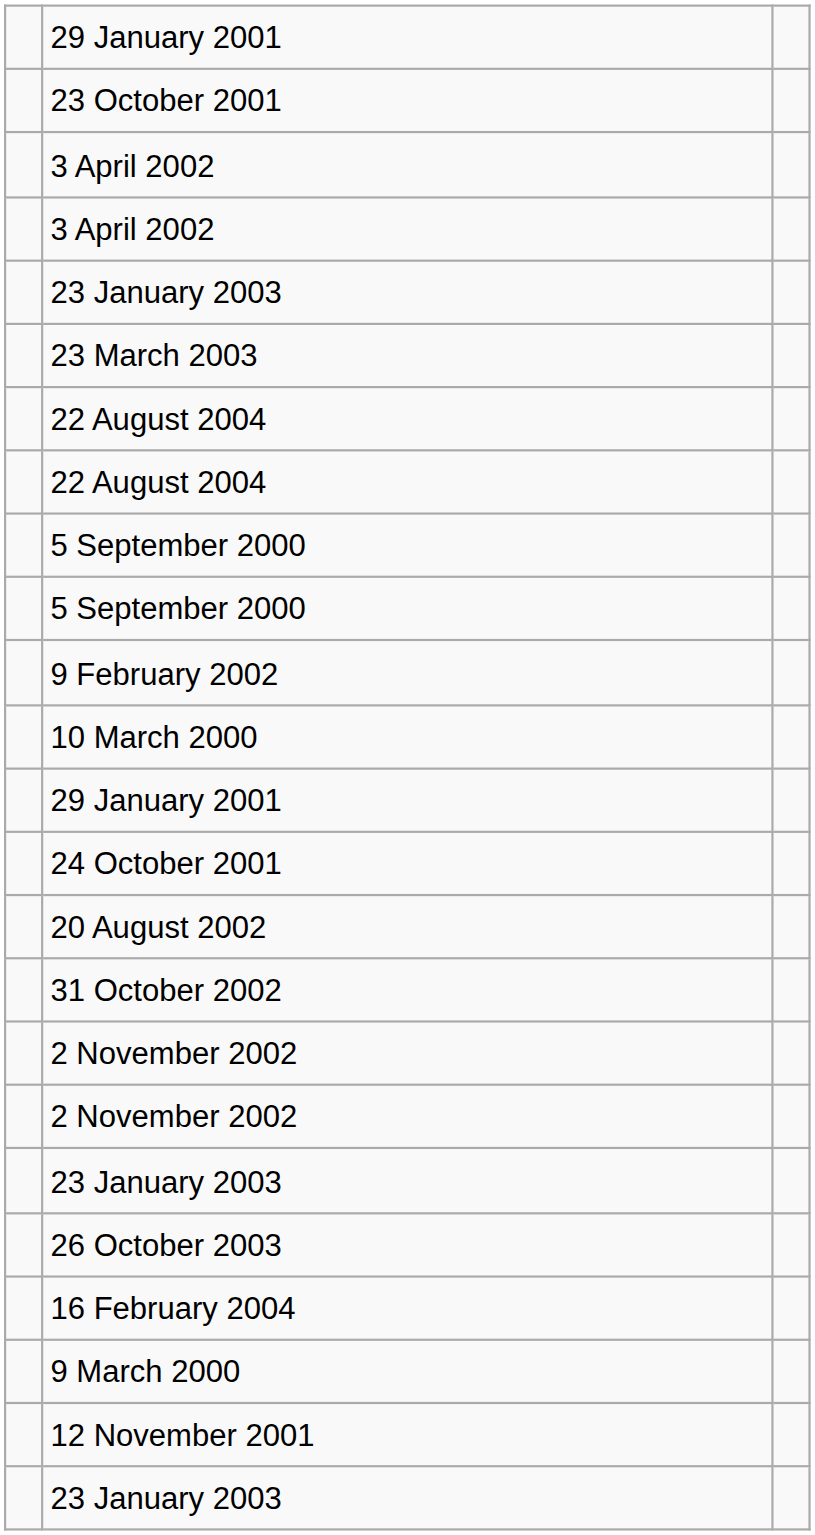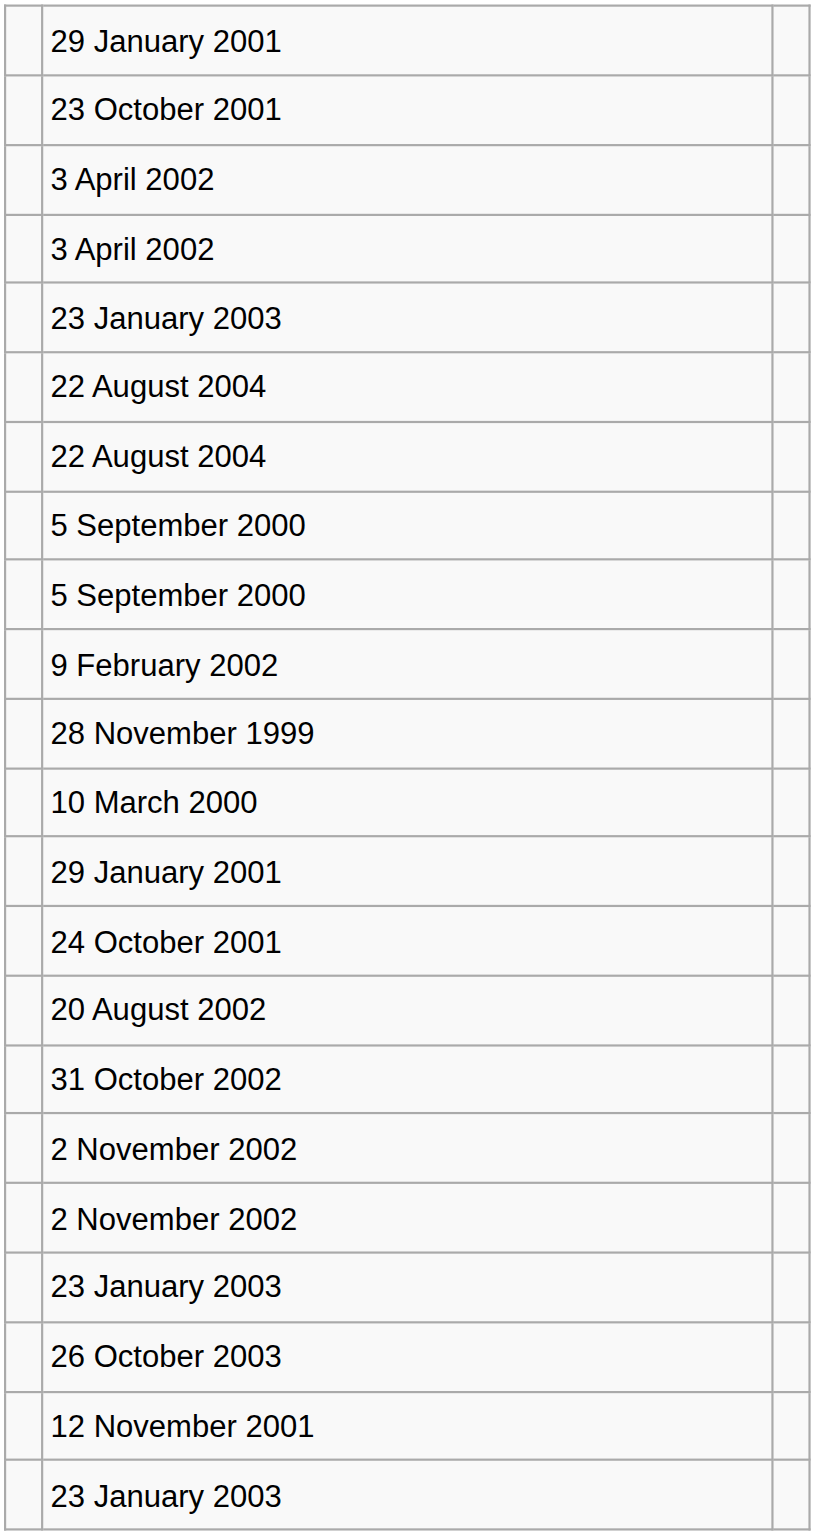- row: (24, 355)
+ row: (24, 733)
- row: (24, 1308)
- row: (24, 1371)
